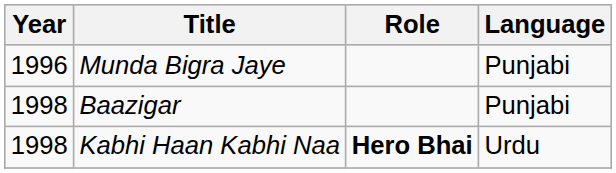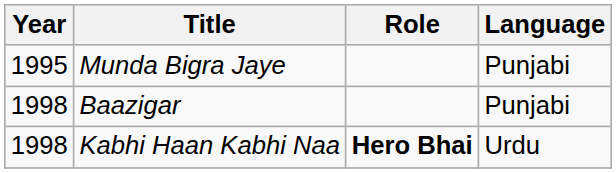(39, 65) 1996 -> (39, 65) 1995
